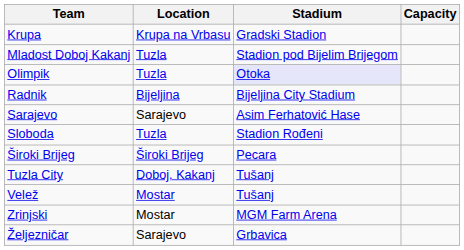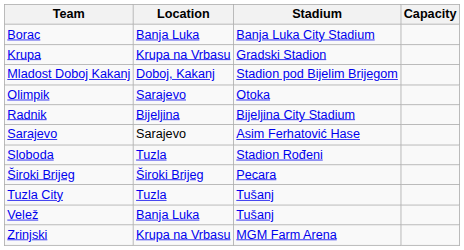+ row: (24, 34)
(151, 54) Tuzla -> (175, 74) Doboj, Kakanj
(151, 74) Tuzla -> (161, 94) Sarajevo
(253, 74) lavender background -> (253, 94) no background
(175, 174) Doboj, Kakanj -> (151, 194) Tuzla
(155, 194) Mostar -> (168, 214) Banja Luka
(155, 214) Mostar -> (183, 235) Krupa na Vrbasu
- row: (38, 235)
